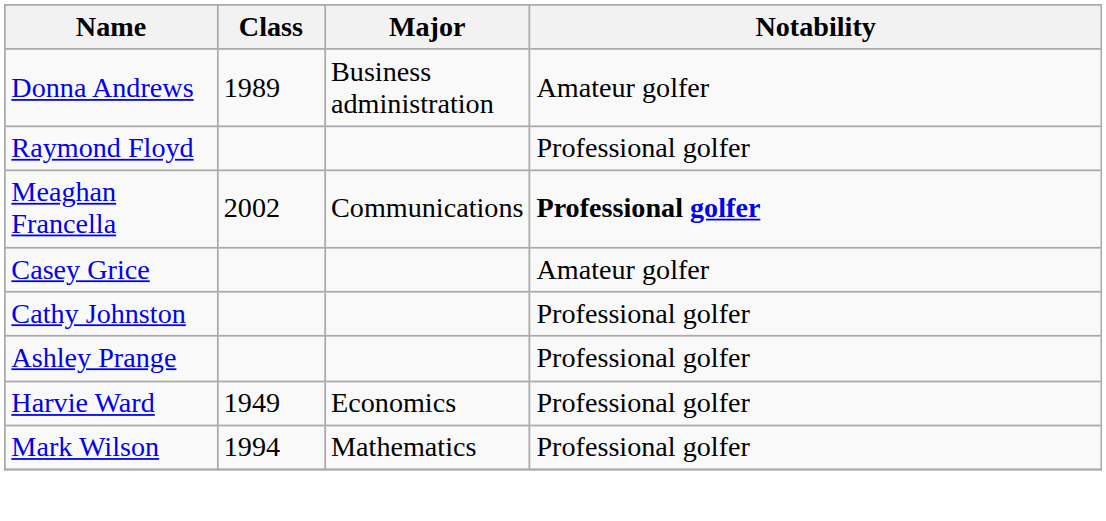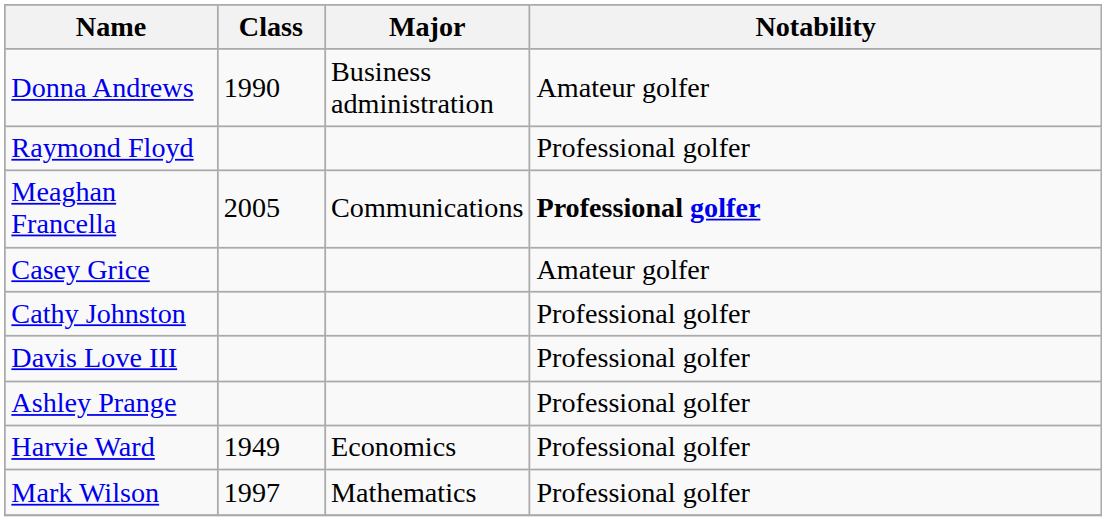(252, 87) 1989 -> (252, 87) 1990
(252, 208) 2002 -> (252, 208) 2005
+ row: (94, 358)
(252, 447) 1994 -> (252, 492) 1997
